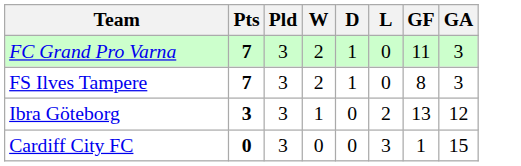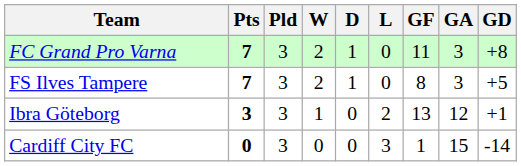+ column: (497, 20)
